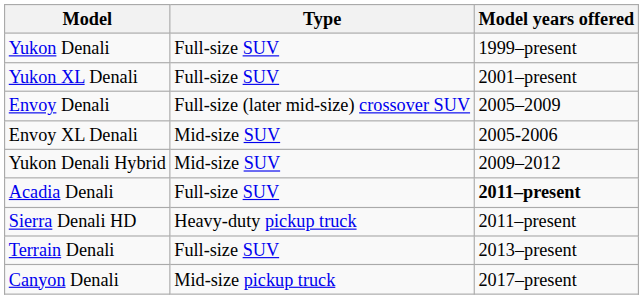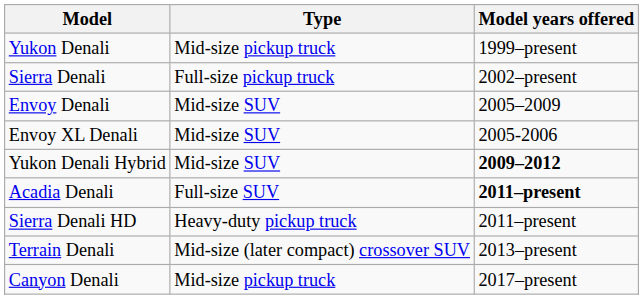(227, 47) Full-size SUV -> (255, 47) Mid-size pickup truck
- row: (73, 76)
+ row: (57, 76)
(322, 105) Full-size (later mid-size) crossover SUV -> (227, 105) Mid-size SUV
(520, 163) normal -> (519, 163) bold
(227, 250) Full-size SUV -> (322, 250) Mid-size (later compact) crossover SUV
